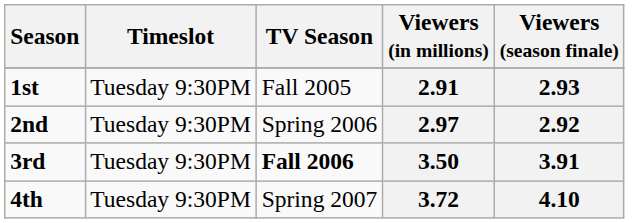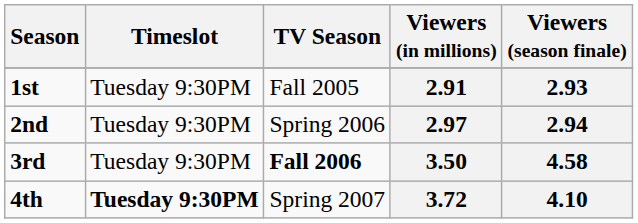(559, 124) 2.92 -> (567, 124) 2.94
(559, 161) 3.91 -> (567, 161) 4.58
(171, 198) normal -> (174, 198) bold
